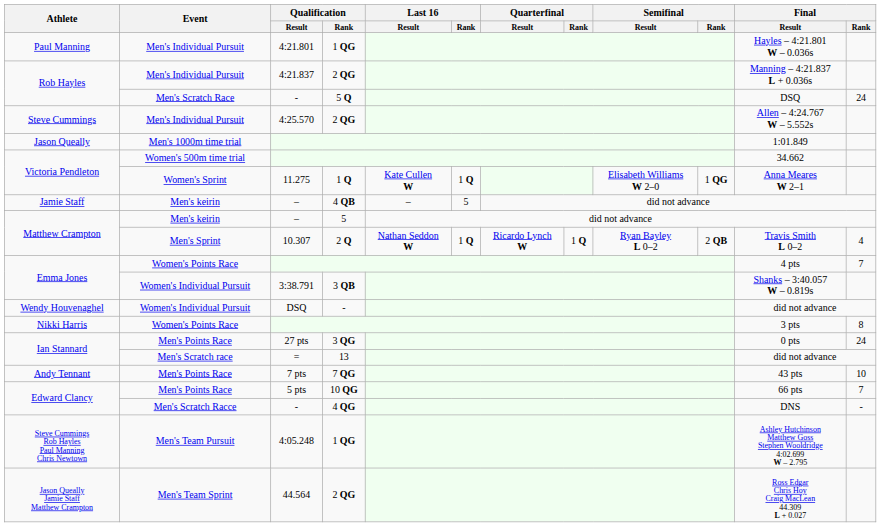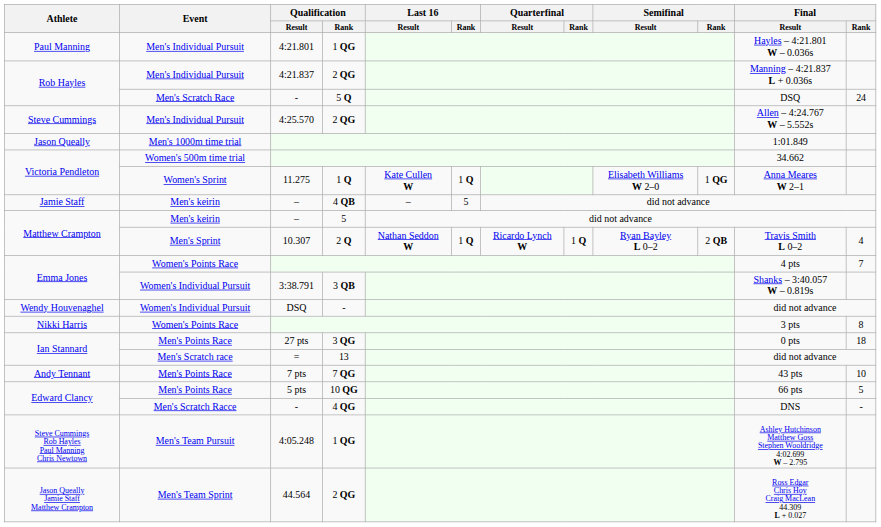(861, 341) 24 -> (861, 341) 18
(861, 390) 7 -> (861, 390) 5
